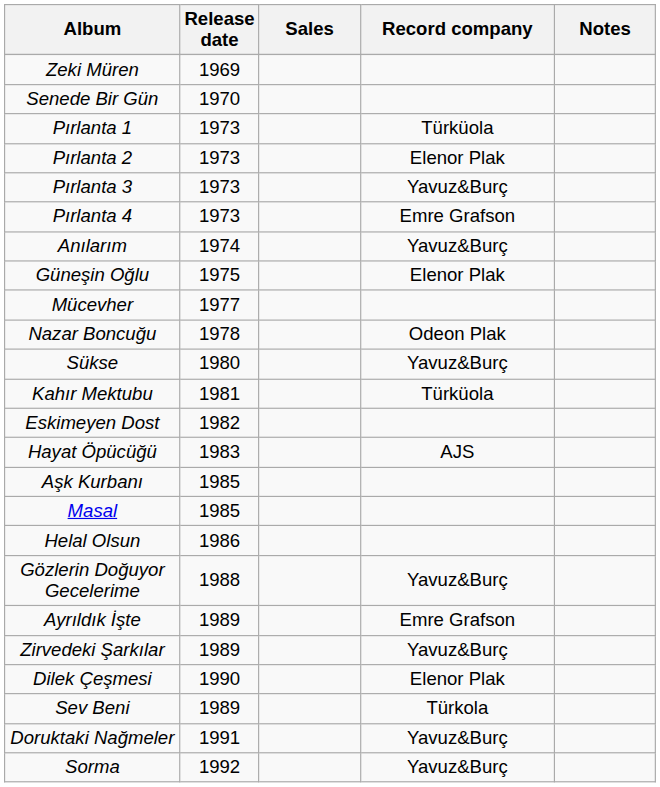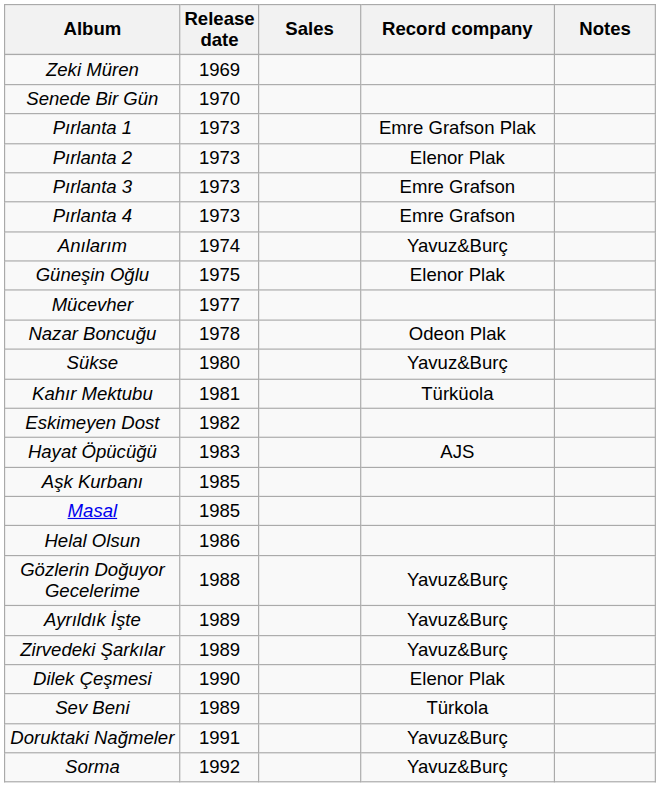(457, 128) Türküola -> (457, 128) Emre Grafson Plak
(457, 187) Yavuz&Burç -> (457, 187) Emre Grafson
(457, 620) Emre Grafson -> (457, 620) Yavuz&Burç
